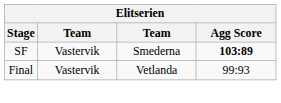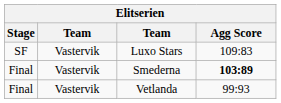+ row: (157, 51)
(21, 51) SF -> (21, 70) Final
